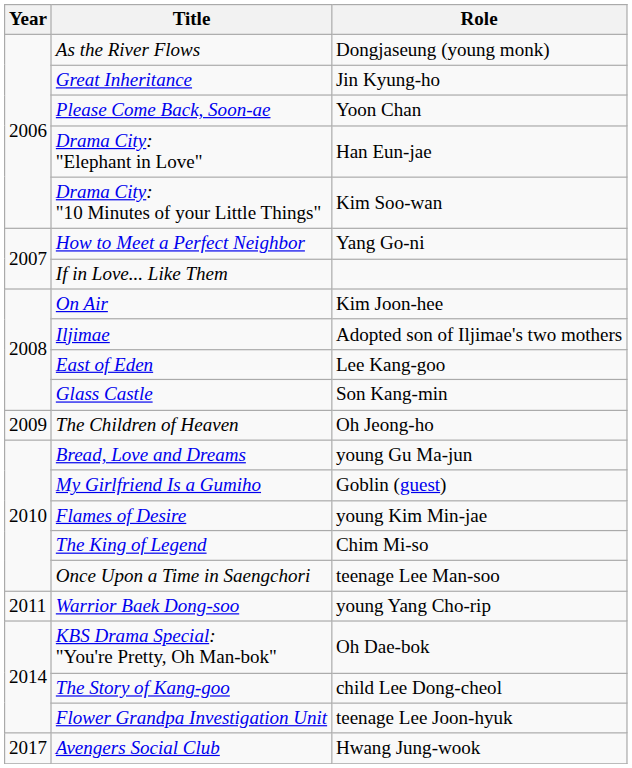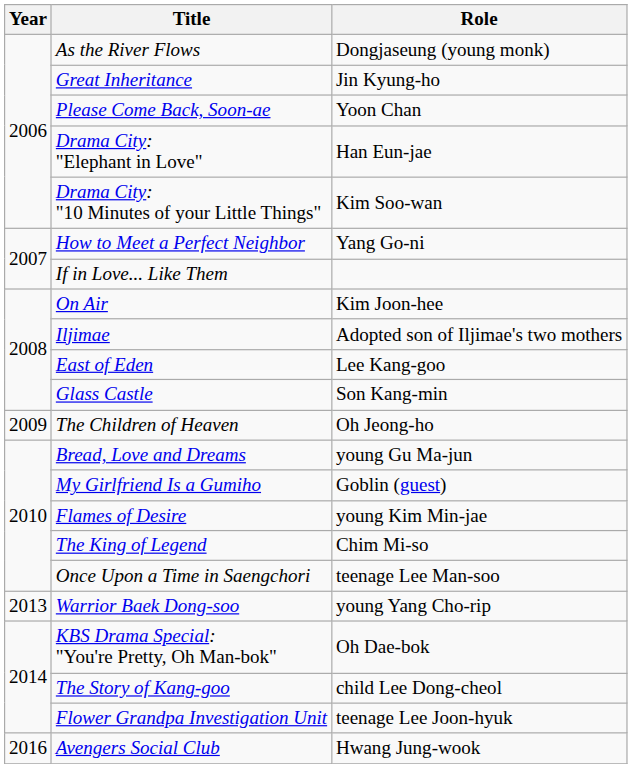(28, 605) 2011 -> (28, 605) 2013
(28, 748) 2017 -> (28, 748) 2016
